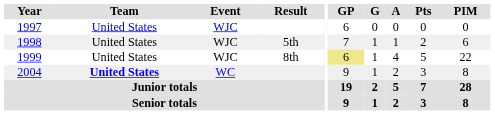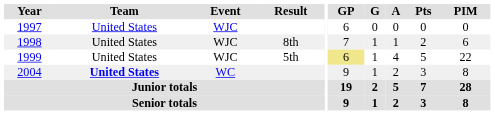(291, 42) 5th -> (291, 42) 8th
(291, 57) 8th -> (291, 57) 5th
